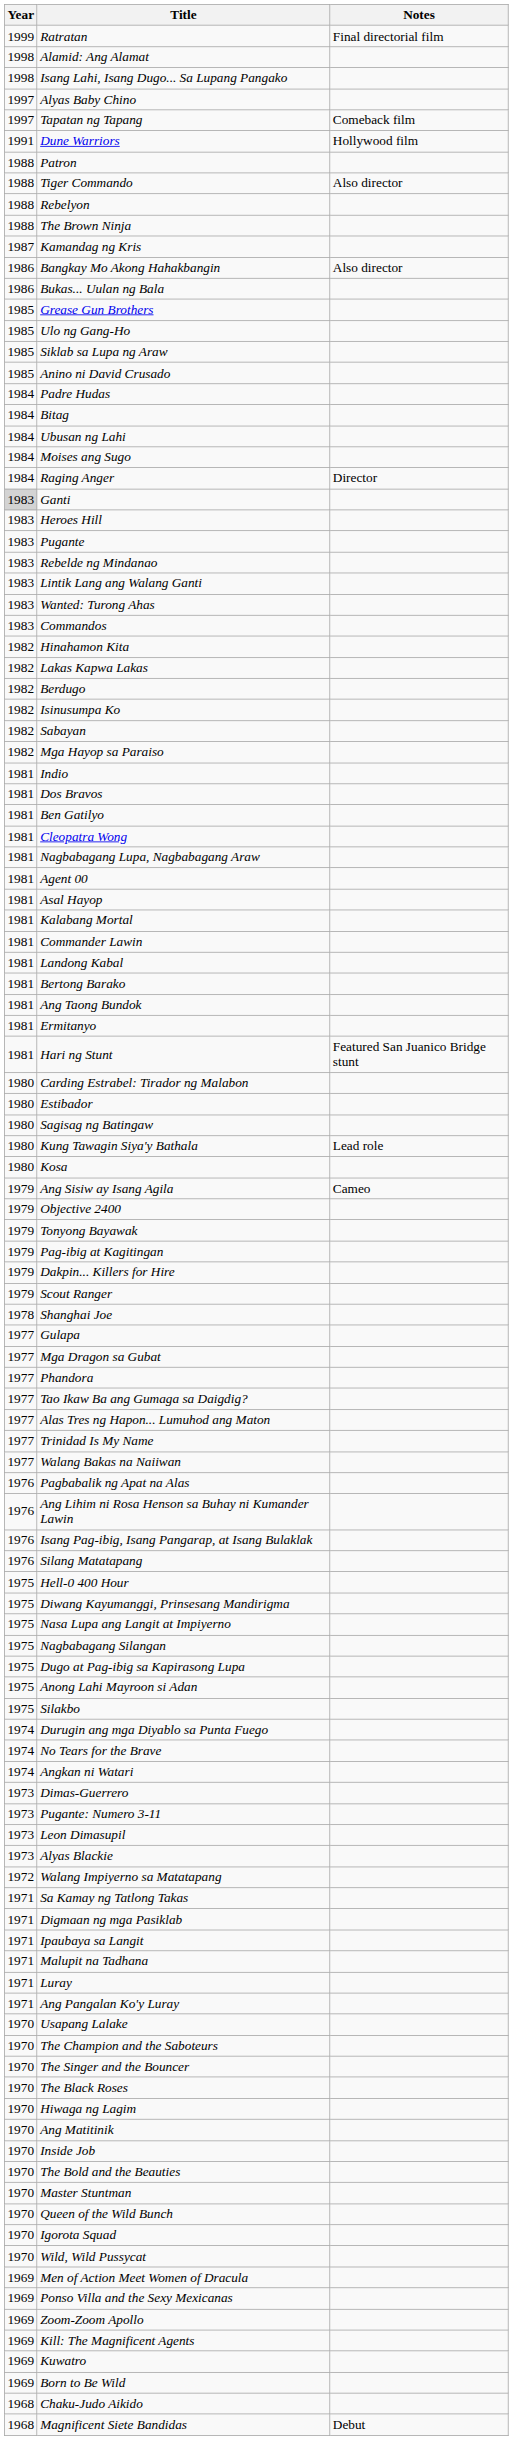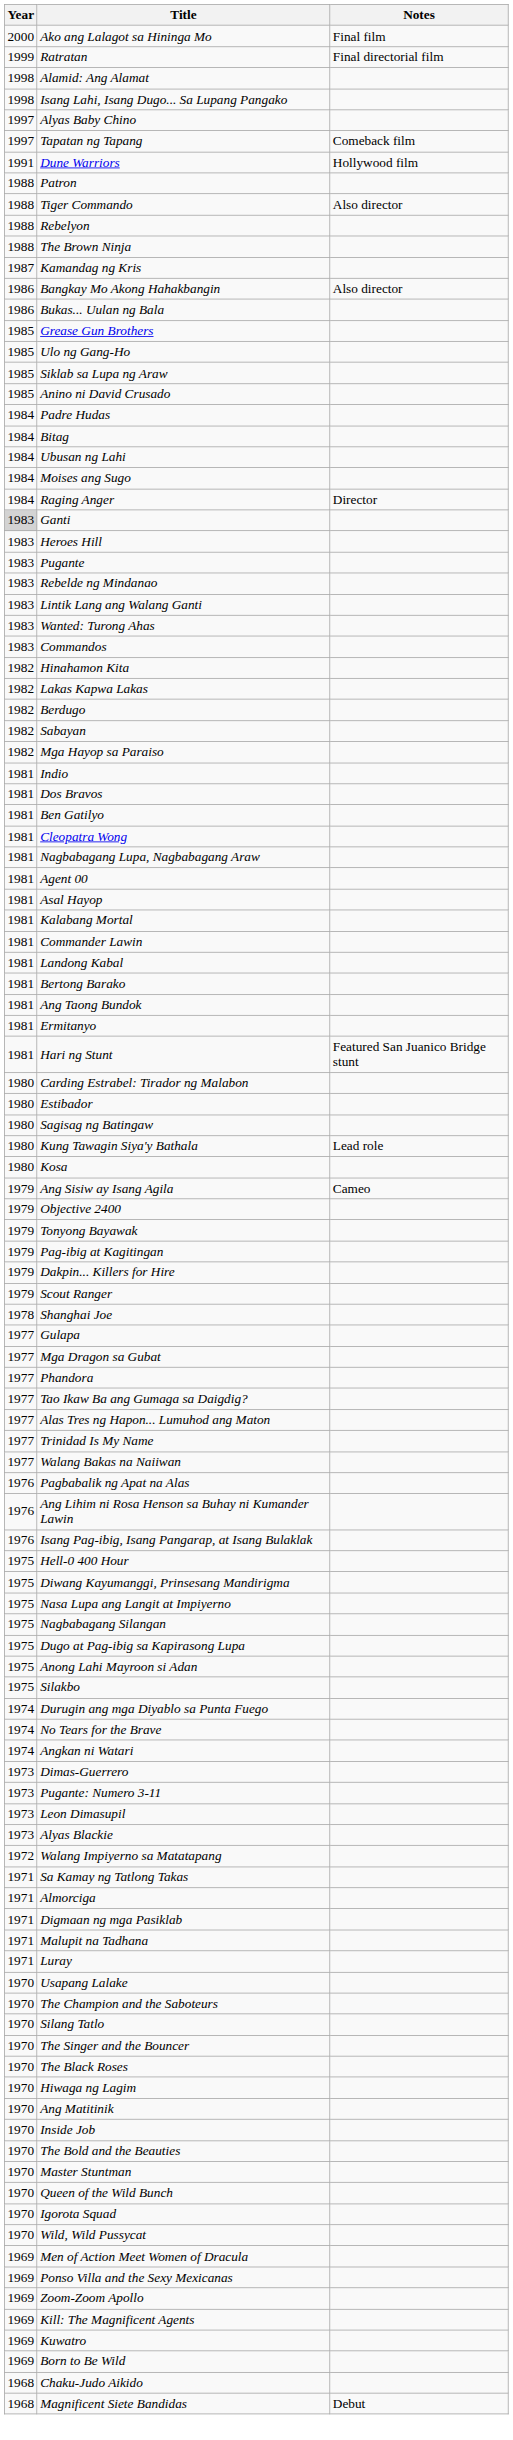+ row: (126, 36)
- row: (80, 710)
- row: (91, 1561)
+ row: (68, 1898)
- row: (92, 1940)
- row: (110, 2003)
+ row: (72, 2024)
